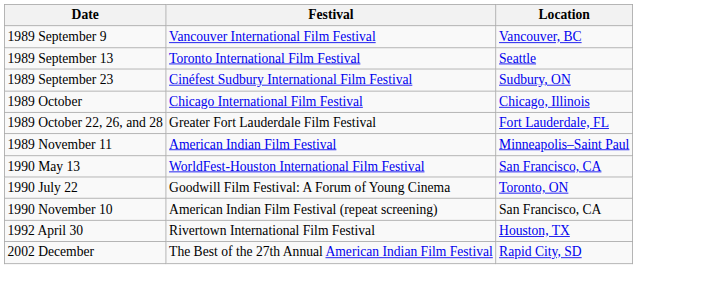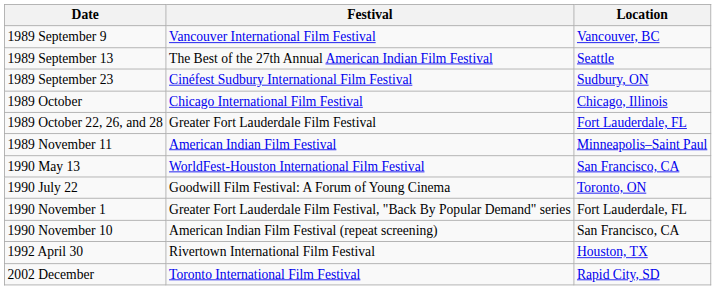(265, 58) Toronto International Film Festival -> (331, 58) The Best of the 27th Annual American Indian Film Festival
+ row: (57, 209)
(331, 252) The Best of the 27th Annual American Indian Film Festival -> (265, 274) Toronto International Film Festival
